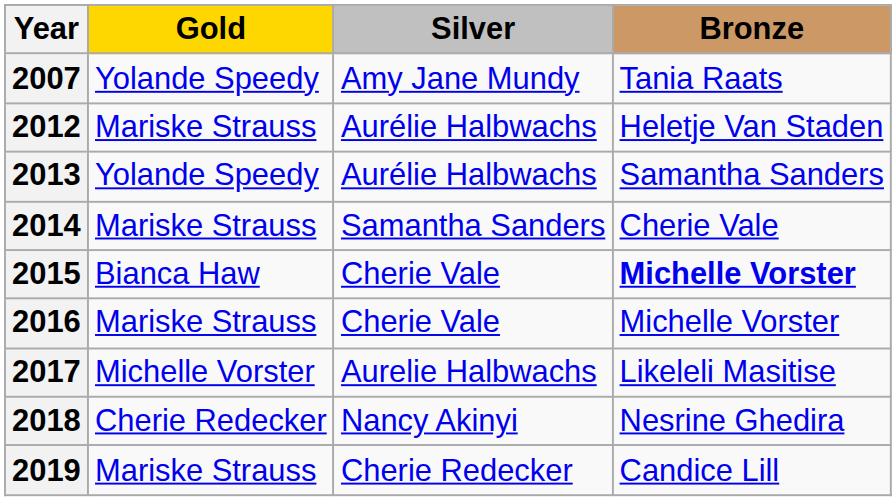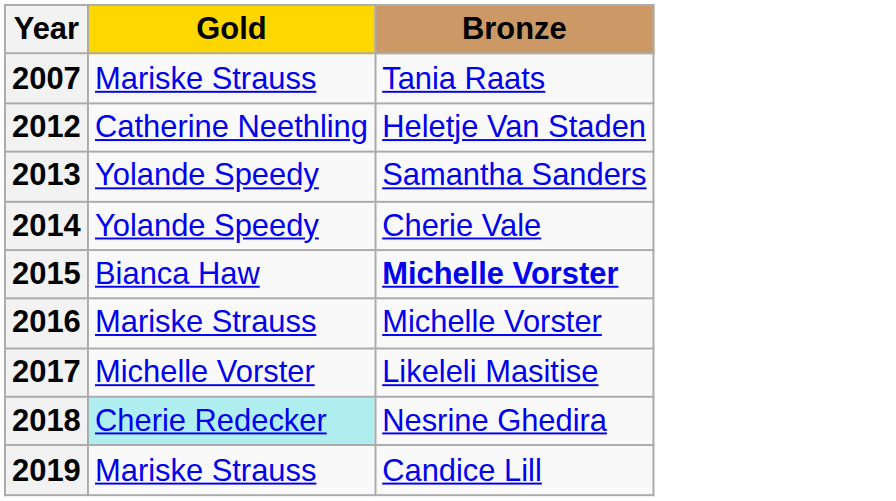- column: (473, 28)
(207, 77) Yolande Speedy -> (206, 77) Mariske Strauss
(206, 126) Mariske Strauss -> (231, 126) Catherine Neethling
(206, 224) Mariske Strauss -> (207, 224) Yolande Speedy
(211, 420) no background -> (211, 420) paleturquoise background
